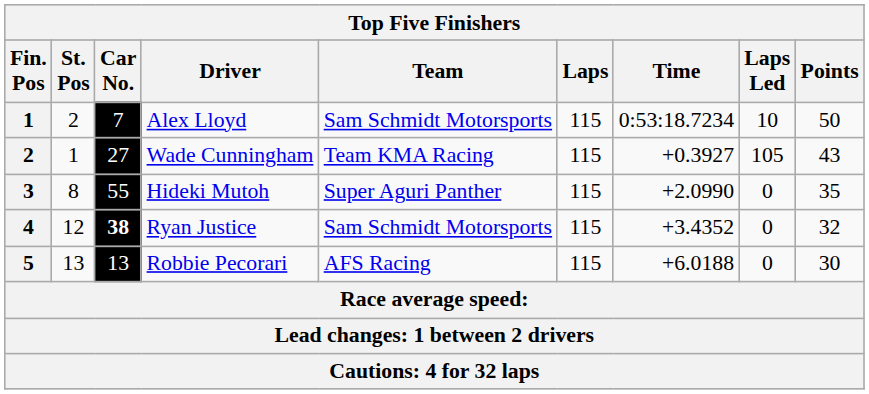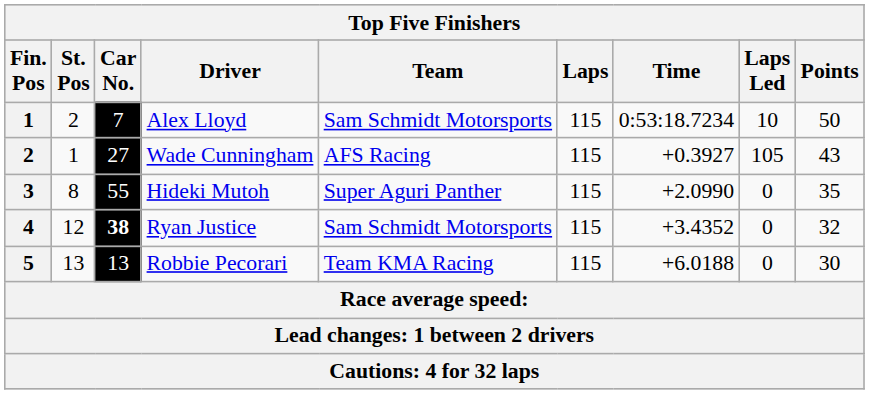(409, 155) Team KMA Racing -> (377, 155) AFS Racing
(377, 263) AFS Racing -> (409, 263) Team KMA Racing
